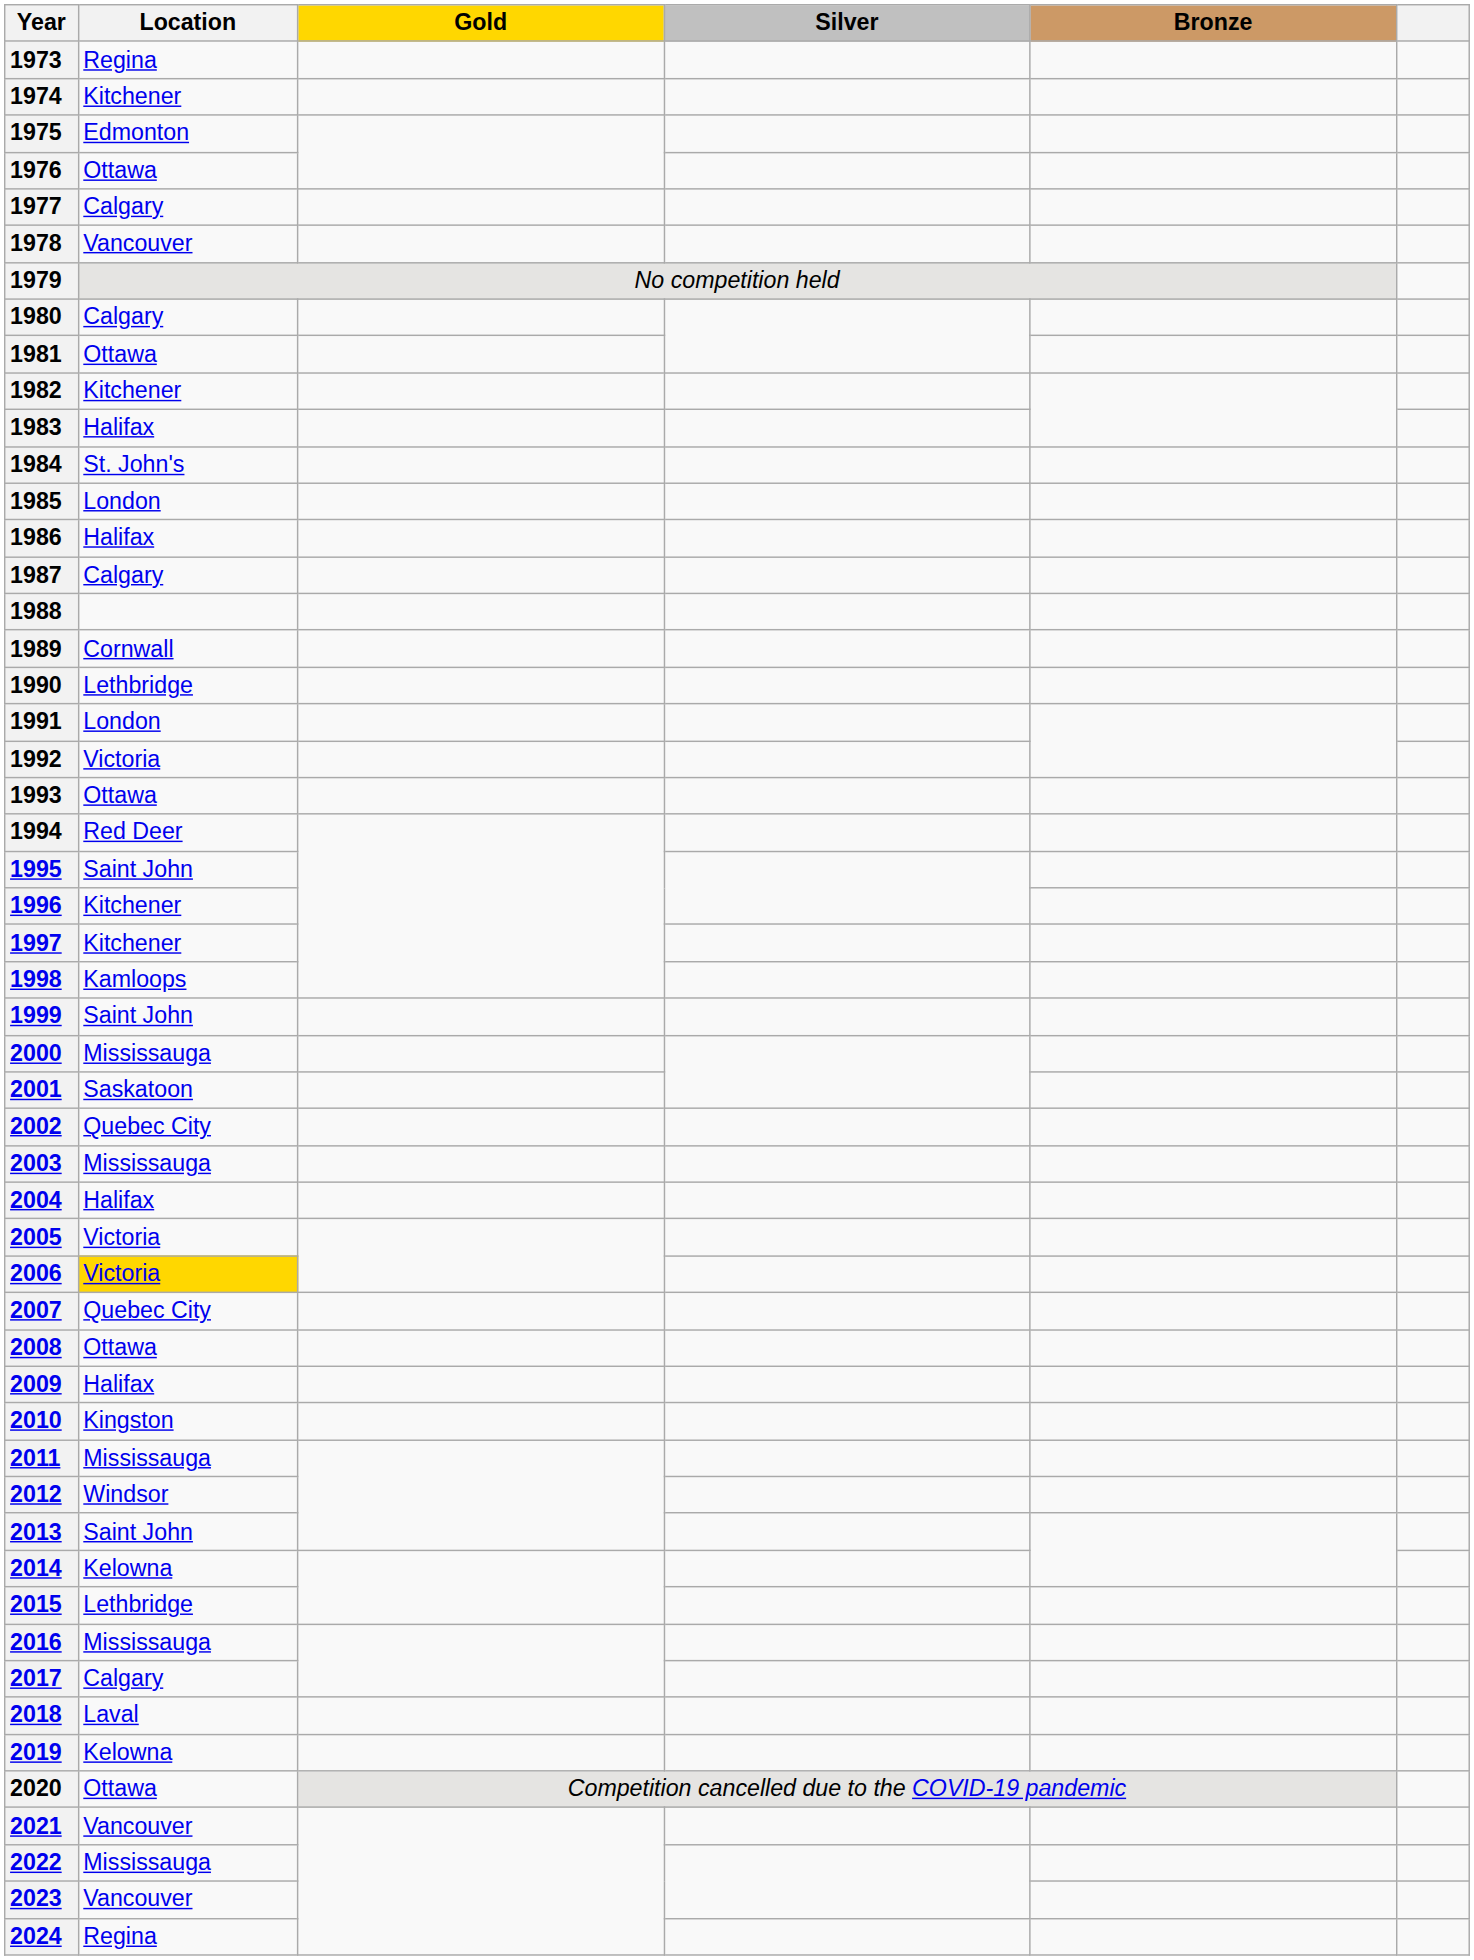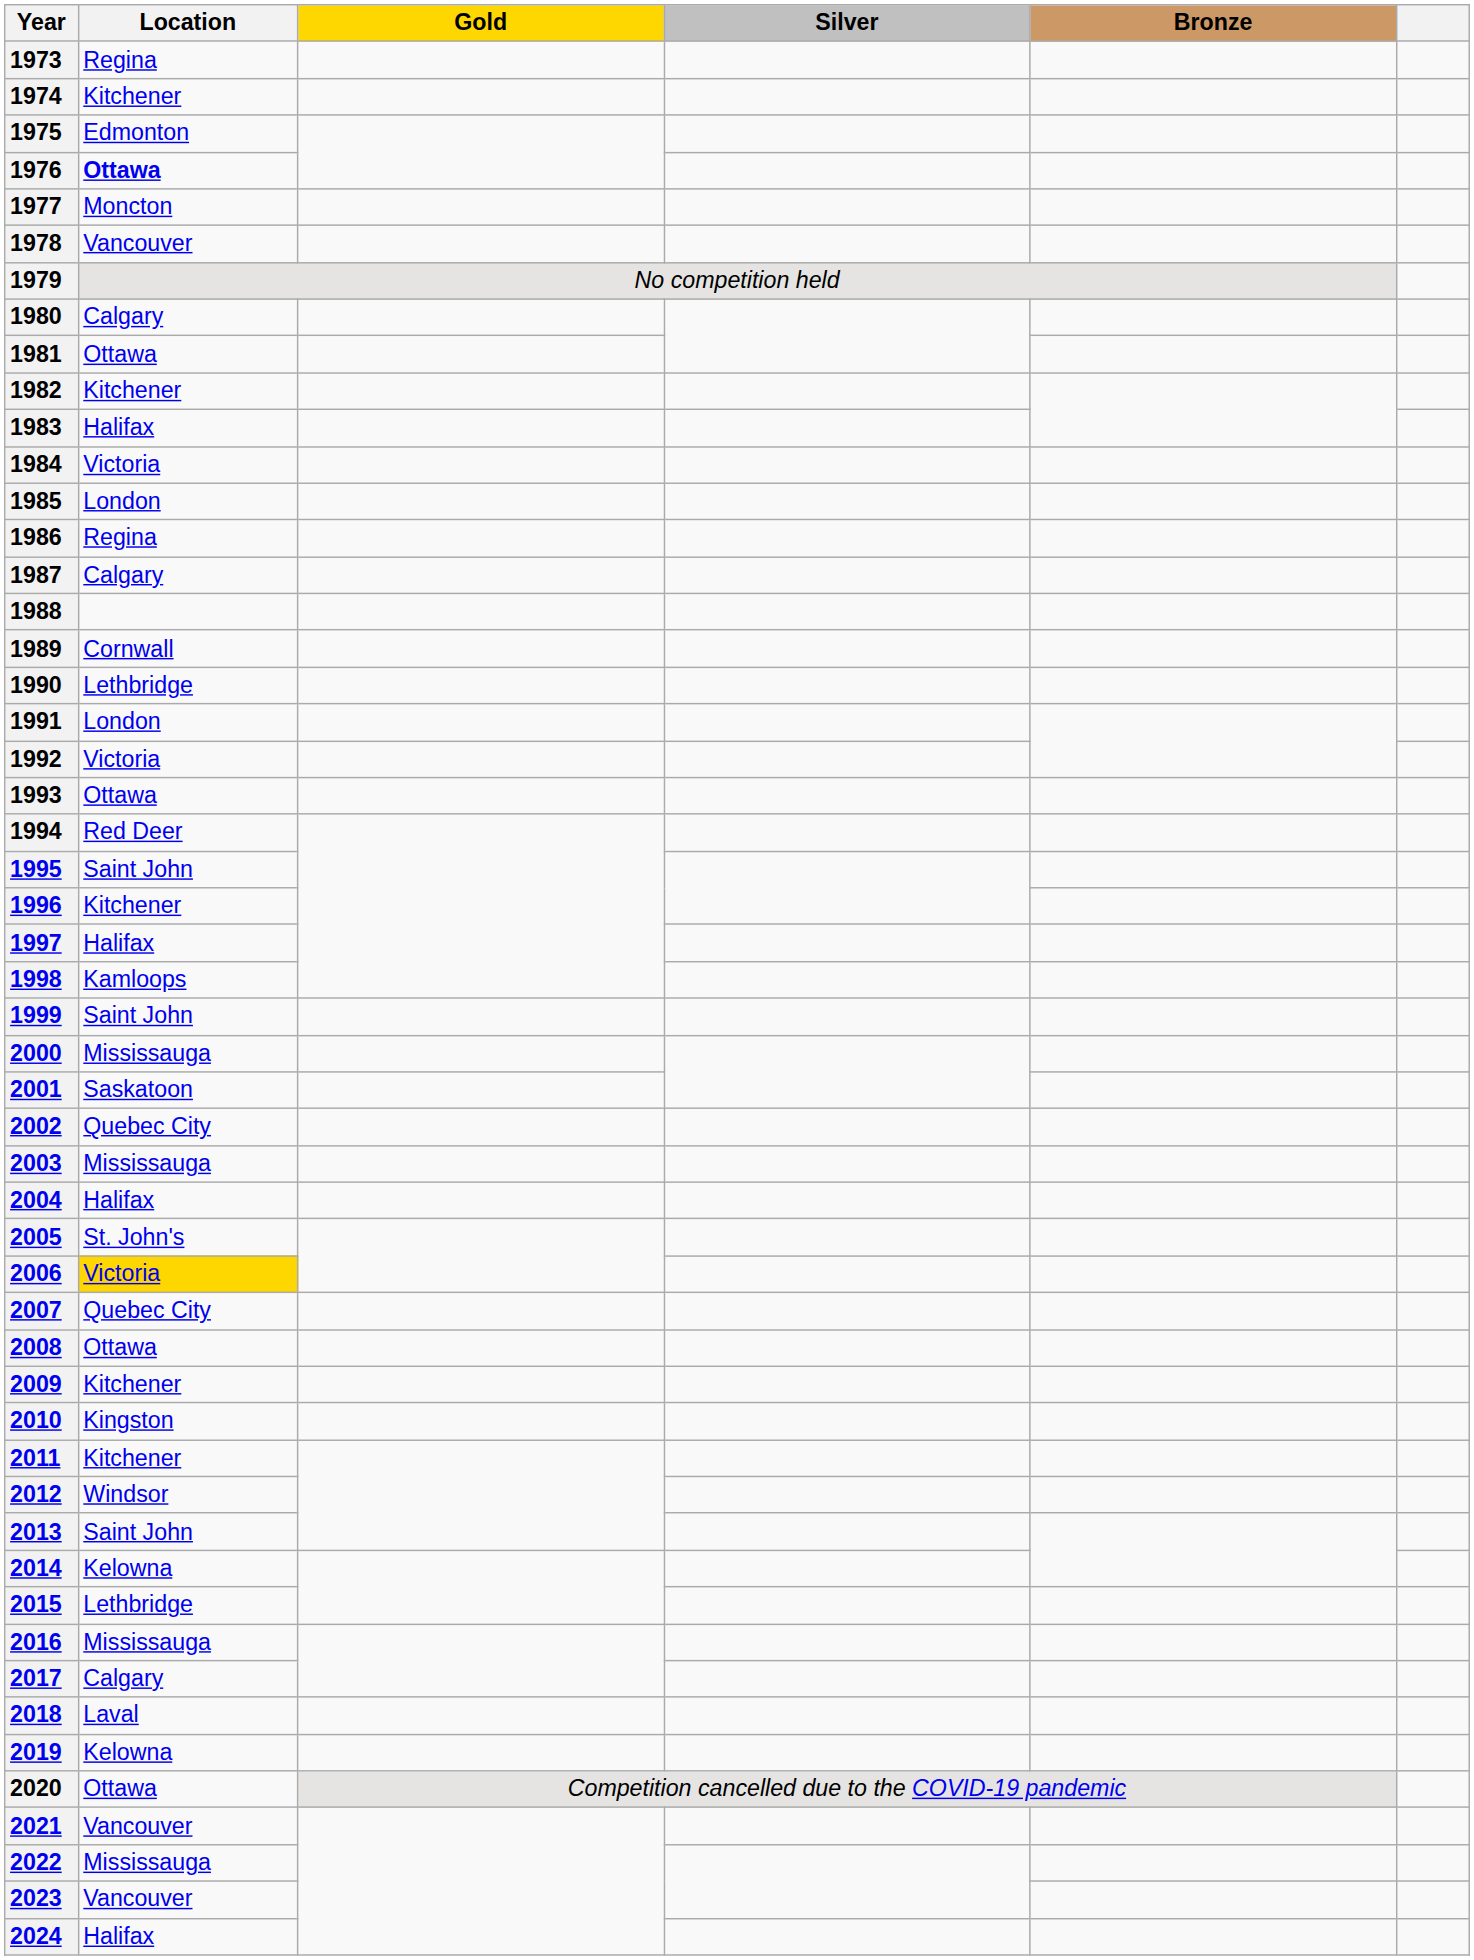(120, 170) normal -> (122, 170) bold
(123, 206) Calgary -> (128, 206) Moncton
(134, 464) St. John's -> (122, 464) Victoria
(119, 538) Halifax -> (120, 538) Regina
(132, 942) Kitchener -> (119, 942) Halifax
(122, 1237) Victoria -> (134, 1237) St. John's
(119, 1384) Halifax -> (132, 1384) Kitchener
(147, 1457) Mississauga -> (132, 1457) Kitchener
(120, 1936) Regina -> (119, 1936) Halifax
